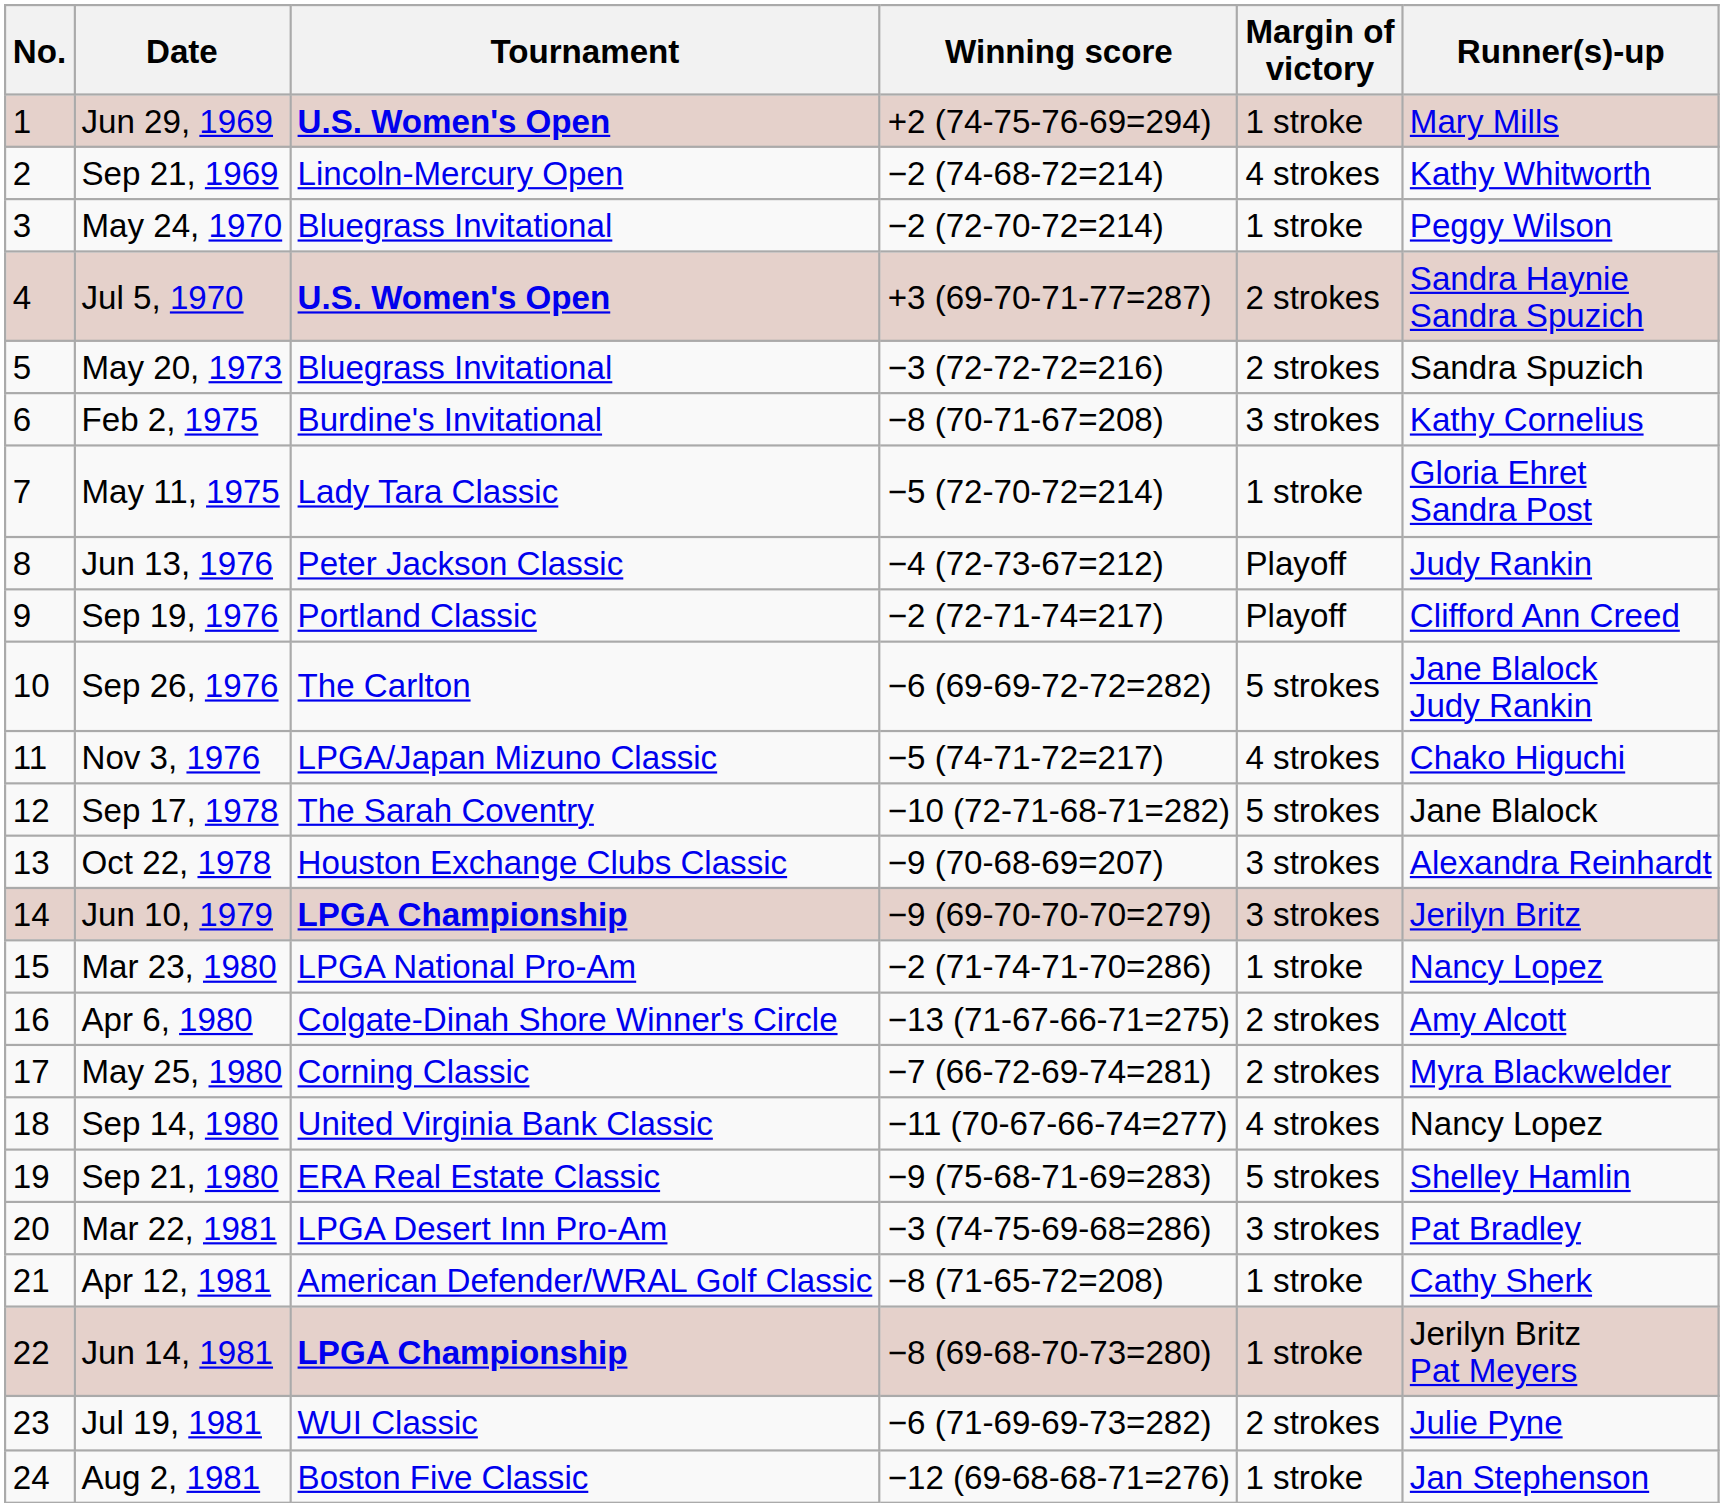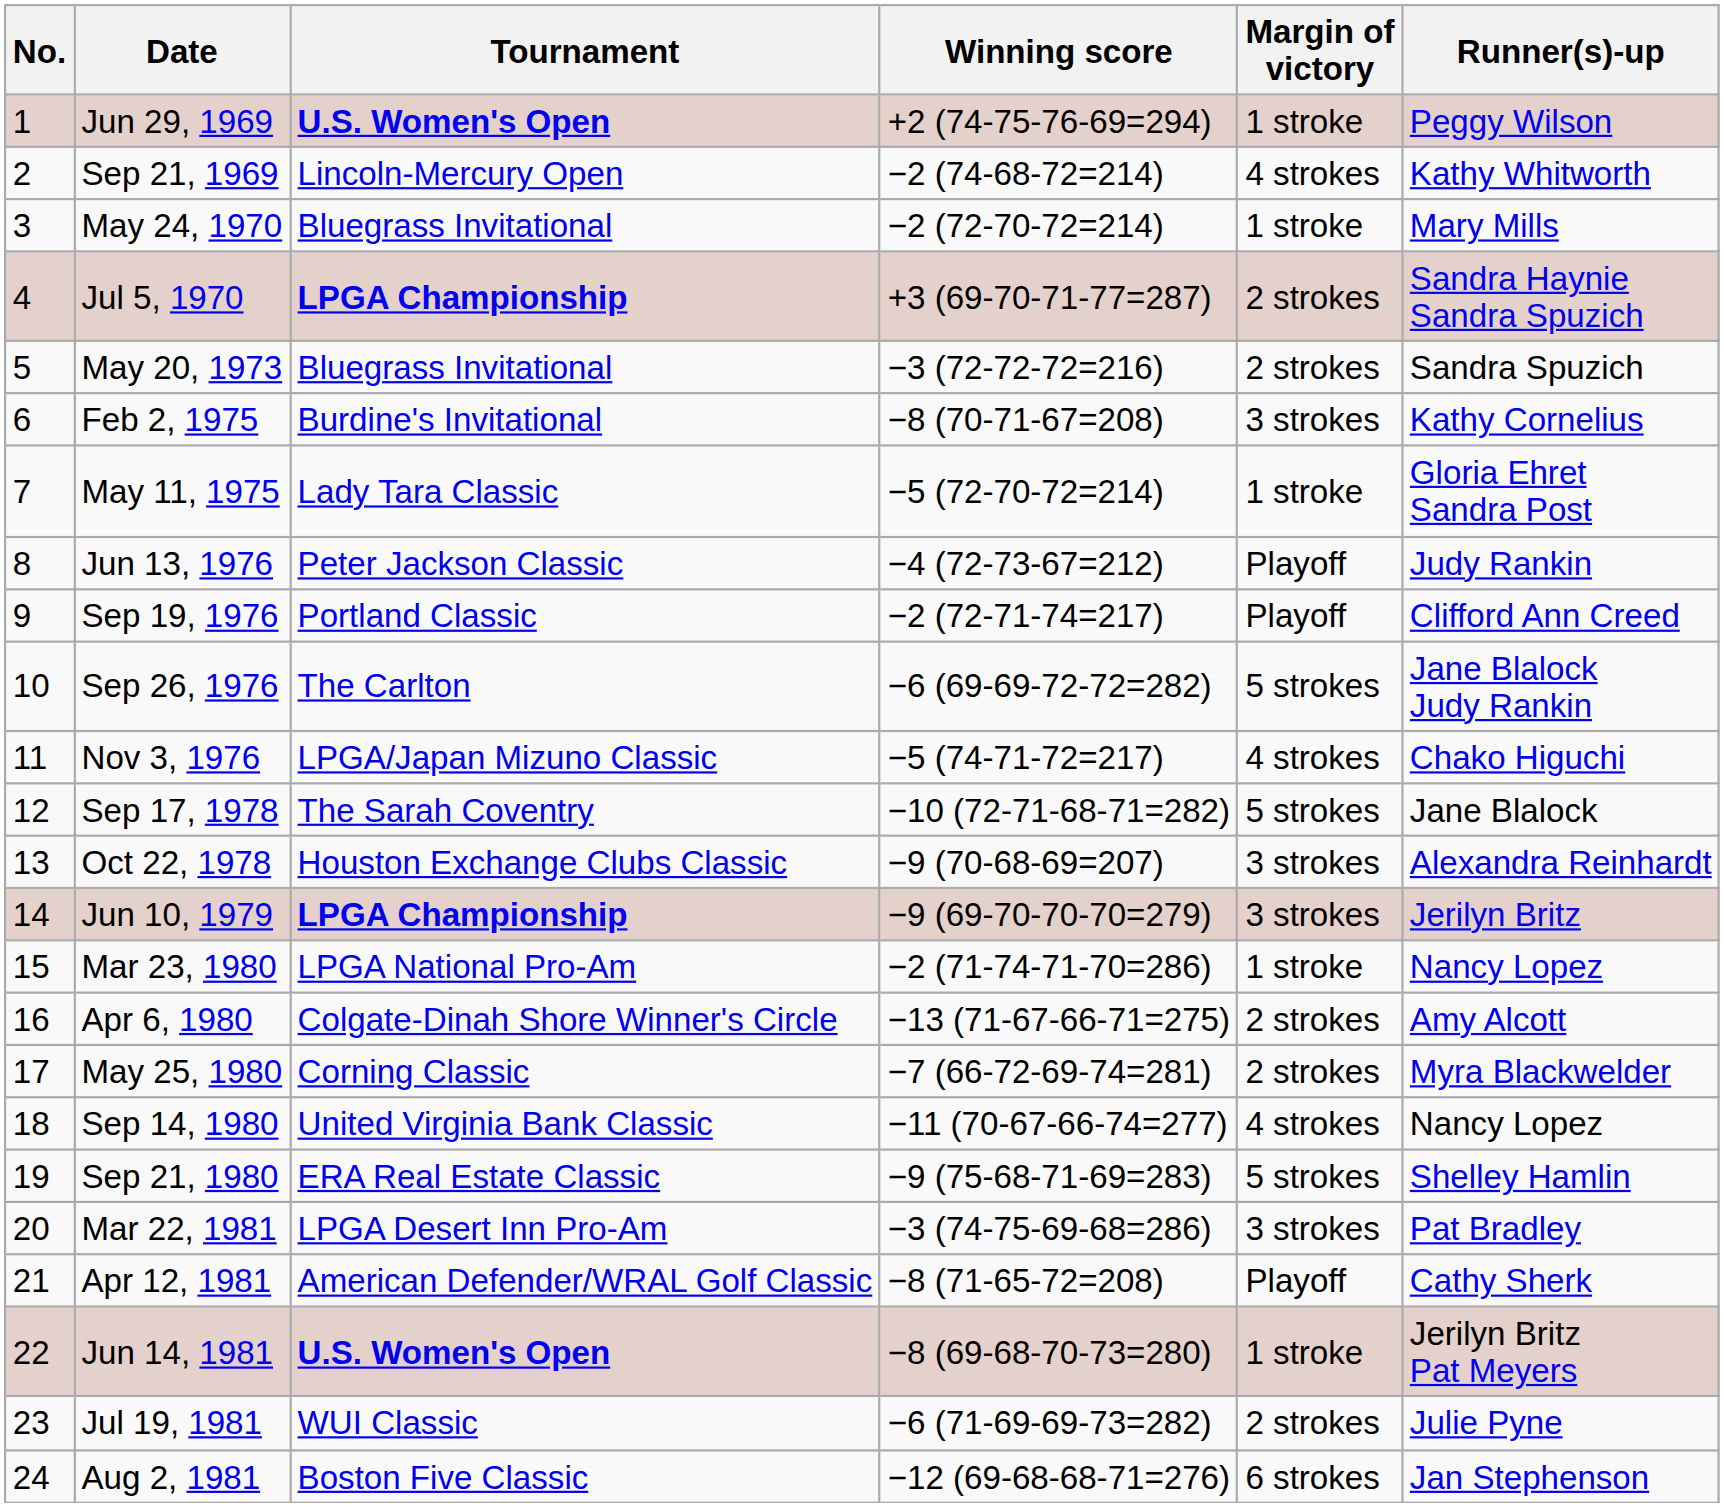(1484, 121) Mary Mills -> (1511, 121) Peggy Wilson
(1511, 226) Peggy Wilson -> (1484, 226) Mary Mills
(454, 297) U.S. Women's Open -> (463, 297) LPGA Championship
(1304, 1281) 1 stroke -> (1296, 1281) Playoff
(463, 1352) LPGA Championship -> (454, 1352) U.S. Women's Open
(1304, 1476) 1 stroke -> (1313, 1476) 6 strokes
